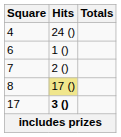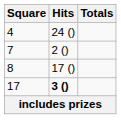- row: (10, 50)
(63, 86) khaki background -> (63, 68) no background
